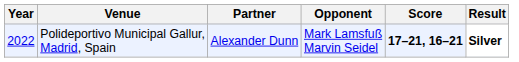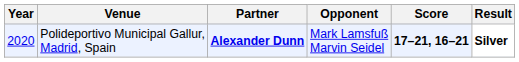(21, 41) 2022 -> (21, 41) 2020
(254, 41) normal -> (257, 41) bold
